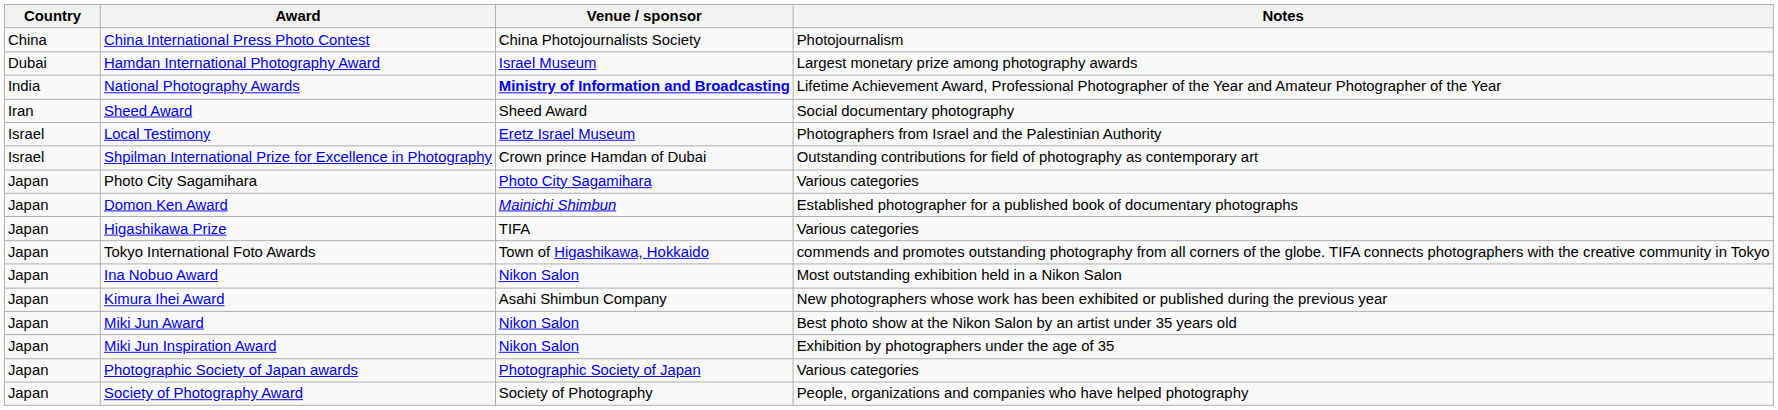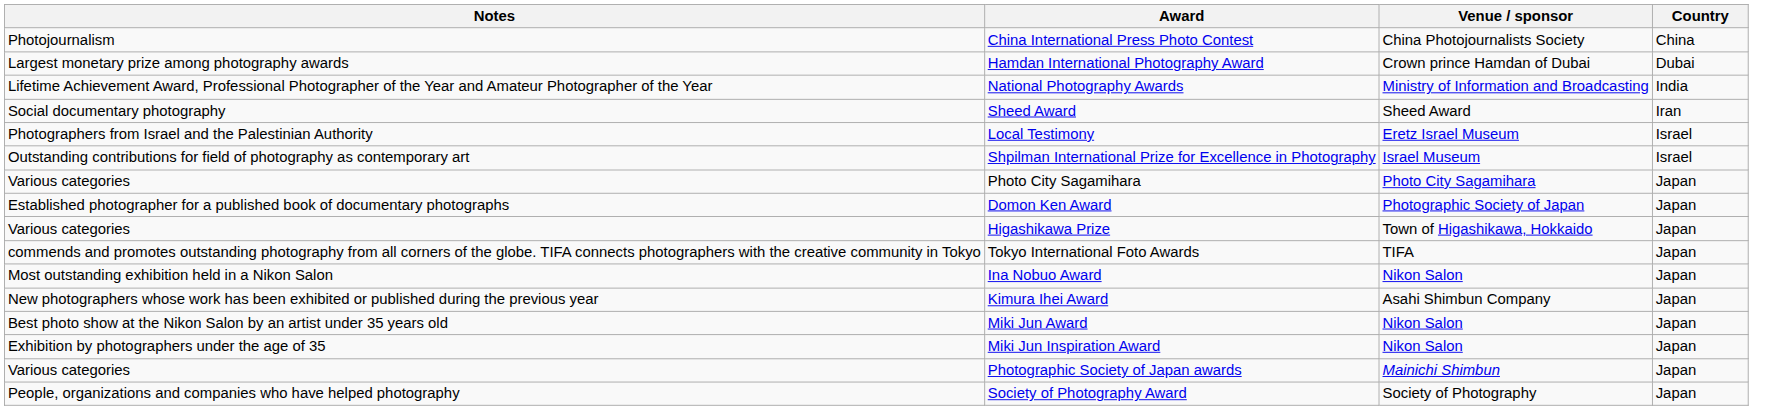columns swapped: (53, 16) <-> (1283, 16)
(548, 63) Israel Museum -> (1486, 63) Crown prince Hamdan of Dubai
(644, 87) bold -> (1516, 87) normal
(603, 157) Crown prince Hamdan of Dubai -> (1431, 157) Israel Museum
(558, 205) Mainichi Shimbun -> (1483, 205) Photographic Society of Japan
(515, 228) TIFA -> (1488, 228) Town of Higashikawa, Hokkaido
(604, 252) Town of Higashikawa, Hokkaido -> (1398, 252) TIFA
(600, 370) Photographic Society of Japan -> (1441, 370) Mainichi Shimbun
